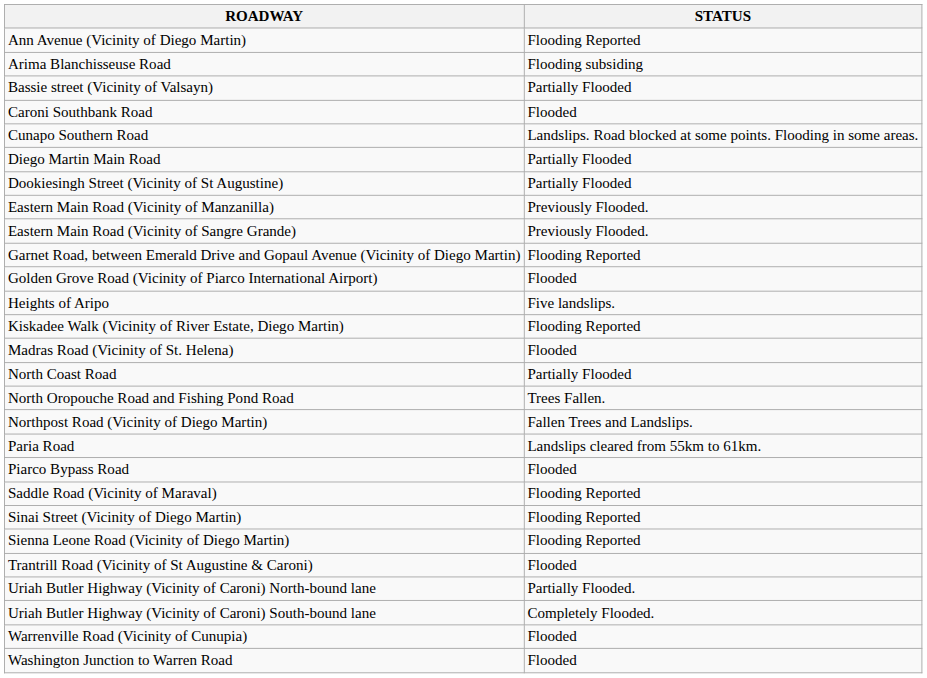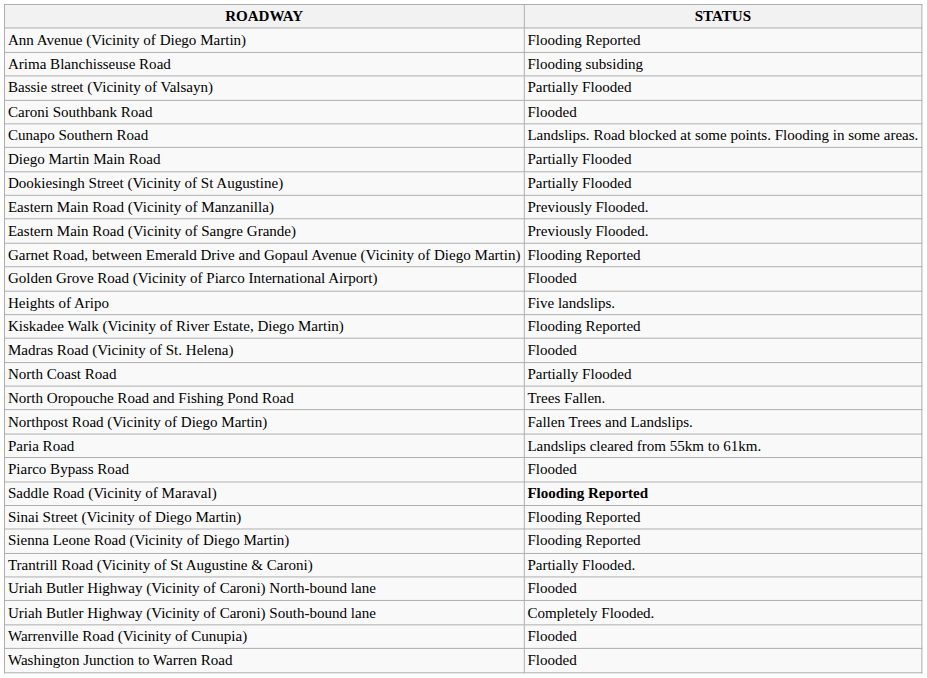(584, 493) normal -> (588, 493) bold
(552, 565) Flooded -> (581, 565) Partially Flooded.
(581, 588) Partially Flooded. -> (552, 588) Flooded
